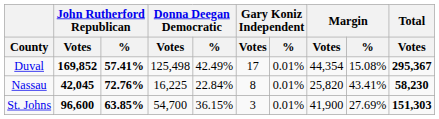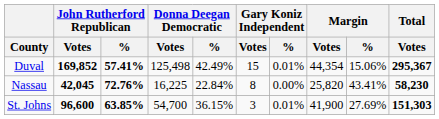(253, 66) 17 -> (253, 66) 15
(368, 66) 15.08% -> (368, 66) 15.06%
(288, 85) 0.01% -> (288, 85) 0.00%
